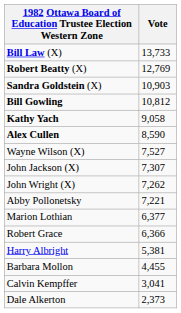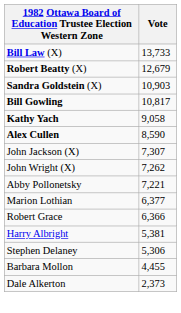(156, 69) 12,769 -> (156, 69) 12,679
(156, 102) 10,812 -> (156, 102) 10,817
- row: (46, 151)
+ row: (42, 250)
- row: (42, 283)
